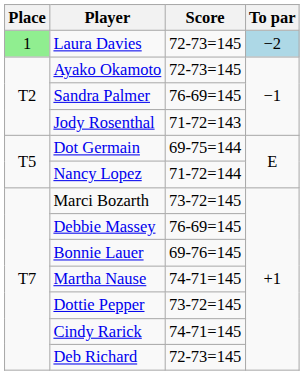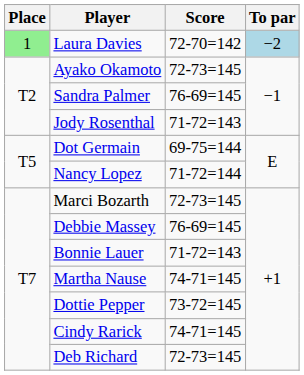(205, 43) 72-73=145 -> (205, 43) 72-70=142
(205, 200) 73-72=145 -> (205, 200) 72-73=145
(205, 252) 69-76=145 -> (205, 252) 71-72=143
